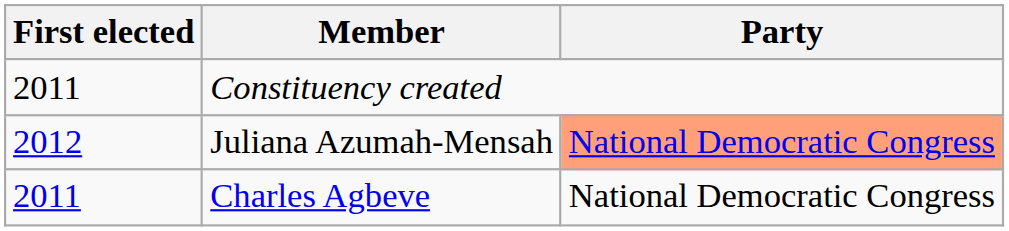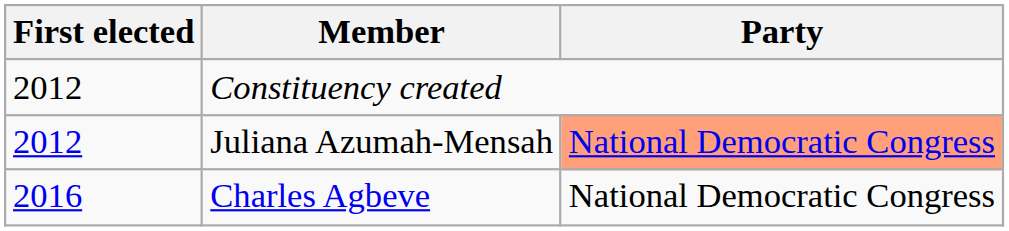(47, 86) 2011 -> (48, 86) 2012
(47, 196) 2011 -> (48, 196) 2016
